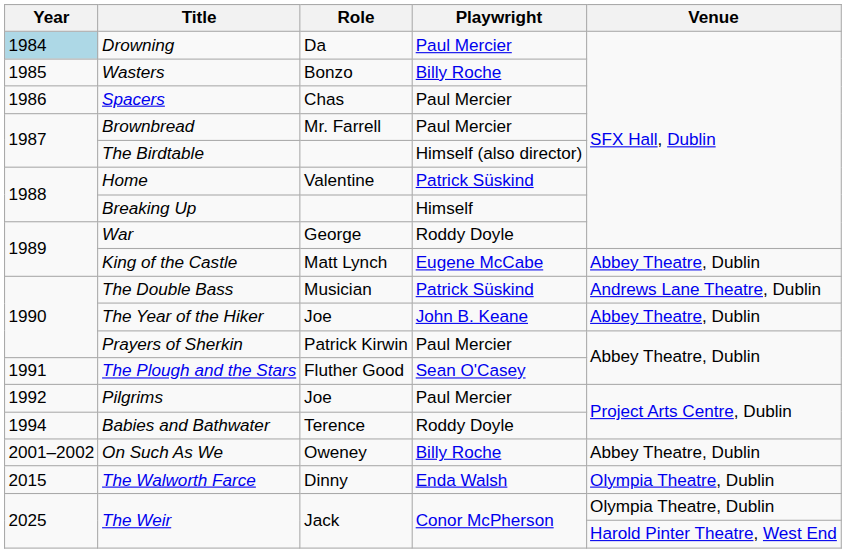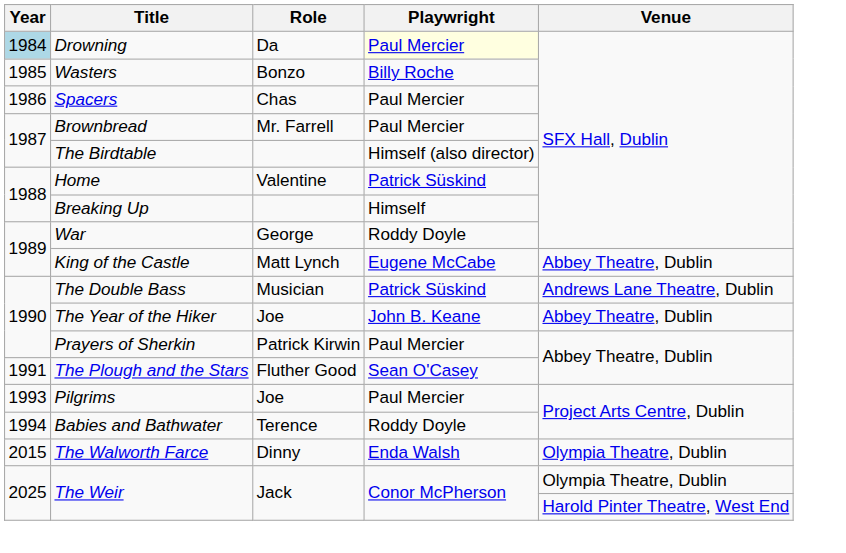(464, 45) no background -> (416, 45) lightyellow background
(28, 398) 1992 -> (28, 398) 1993
- row: (162, 452)
